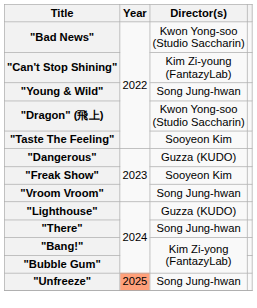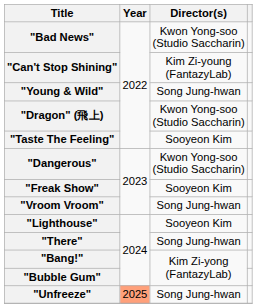(199, 157) Guzza (KUDO) -> (199, 164) Kwon Yong-soo (Studio Saccharin)
(199, 211) Guzza (KUDO) -> (199, 223) Sooyeon Kim
